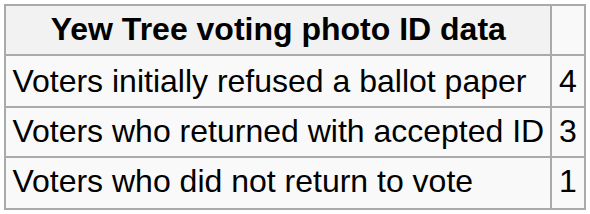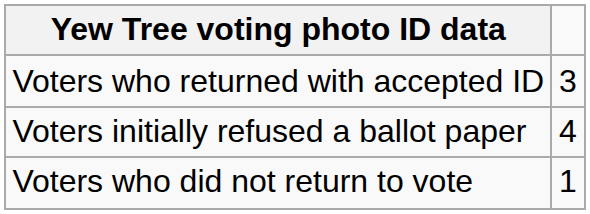rows swapped: (269, 80) <-> (278, 131)
